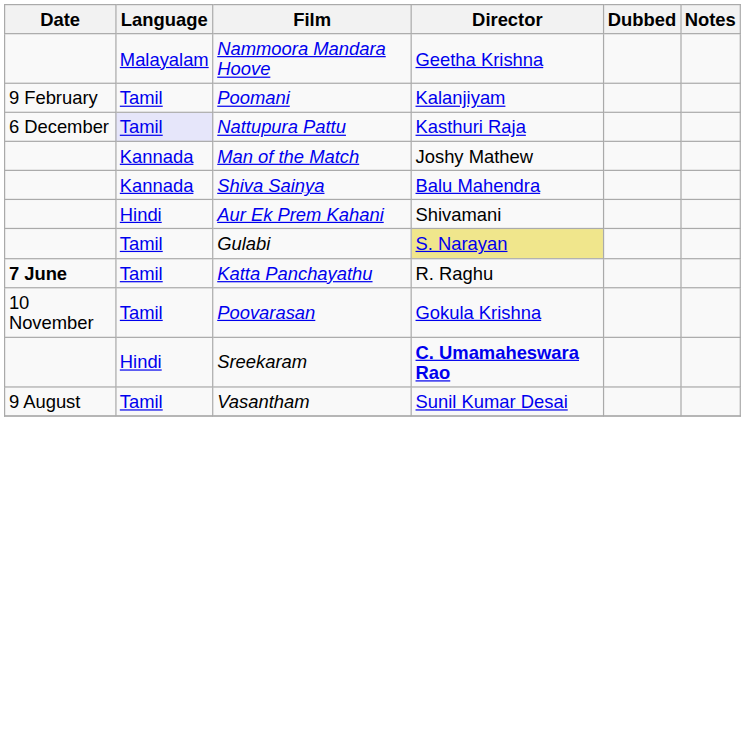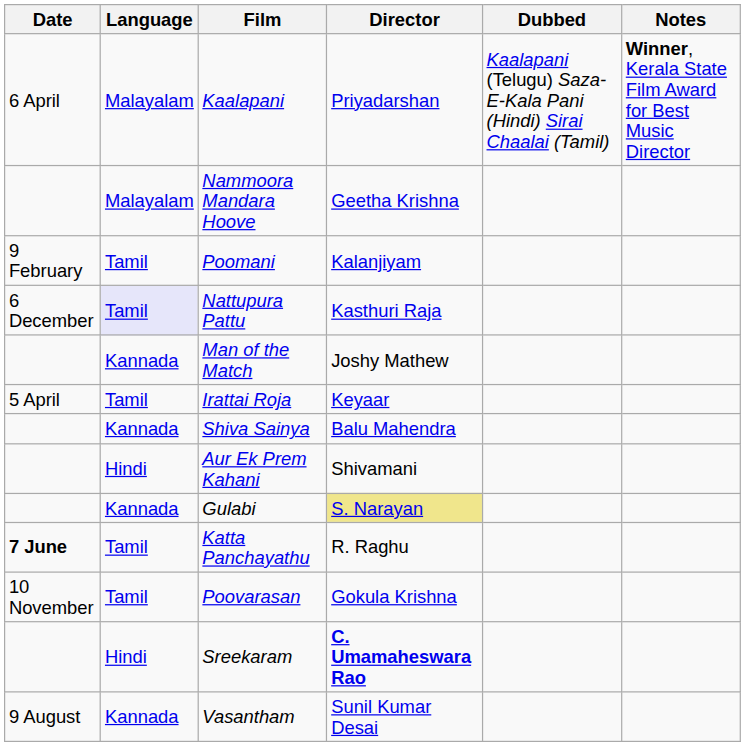+ row: (243, 100)
+ row: (247, 400)
(141, 244) Tamil -> (142, 508) Kannada
(141, 401) Tamil -> (142, 717) Kannada
